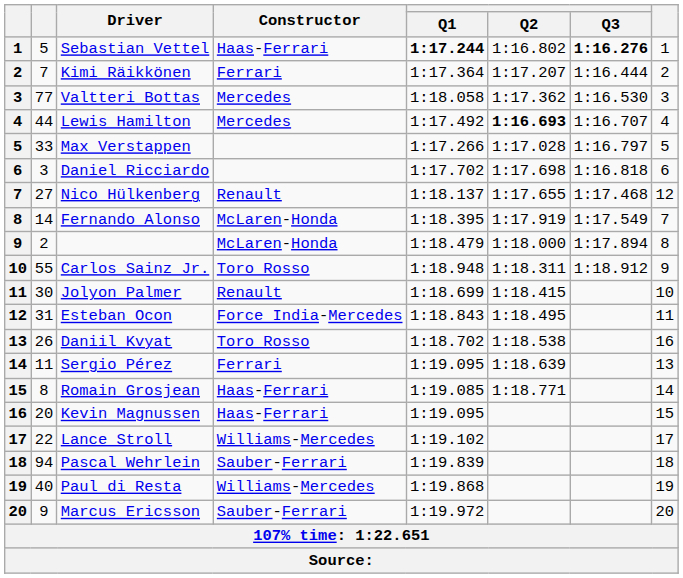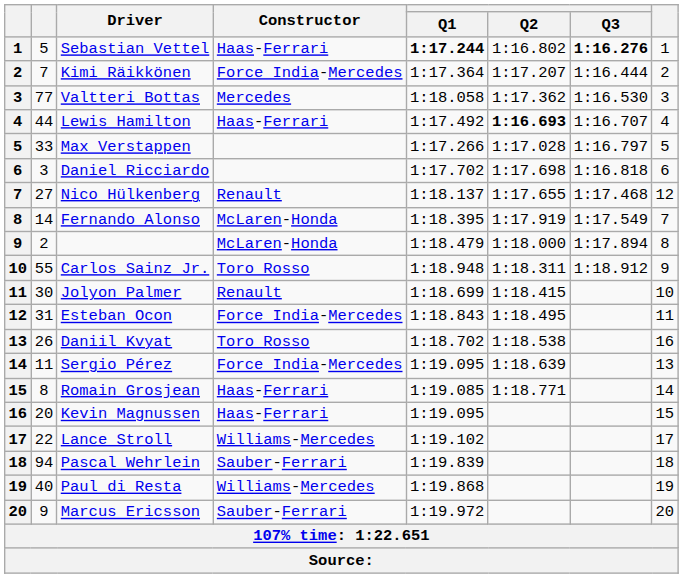(249, 73) Ferrari -> (310, 73) Force India-Mercedes
(254, 122) Mercedes -> (273, 122) Haas-Ferrari
(249, 366) Ferrari -> (310, 366) Force India-Mercedes
